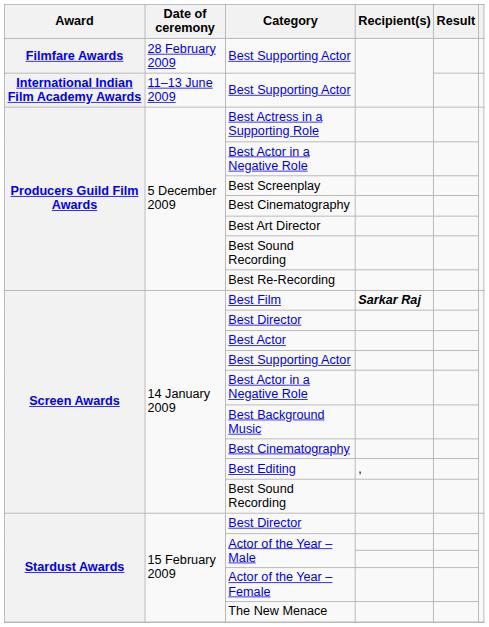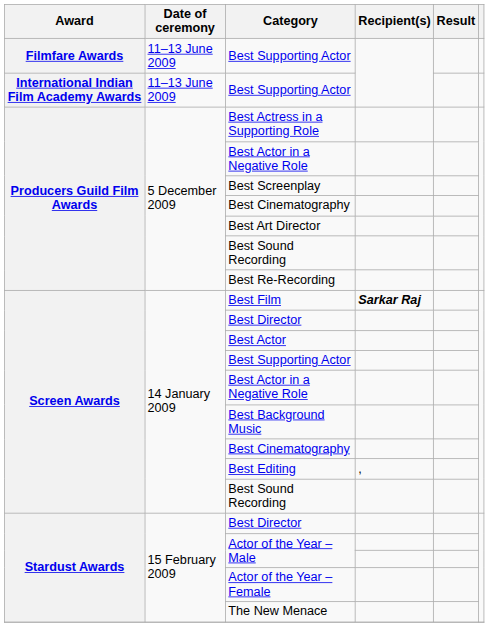(182, 55) 28 February 2009 -> (180, 55) 11–13 June 2009
